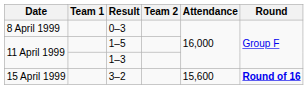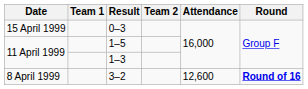(33, 28) 8 April 1999 -> (36, 28) 15 April 1999
(36, 76) 15 April 1999 -> (33, 76) 8 April 1999
(198, 76) 15,600 -> (198, 76) 12,600
